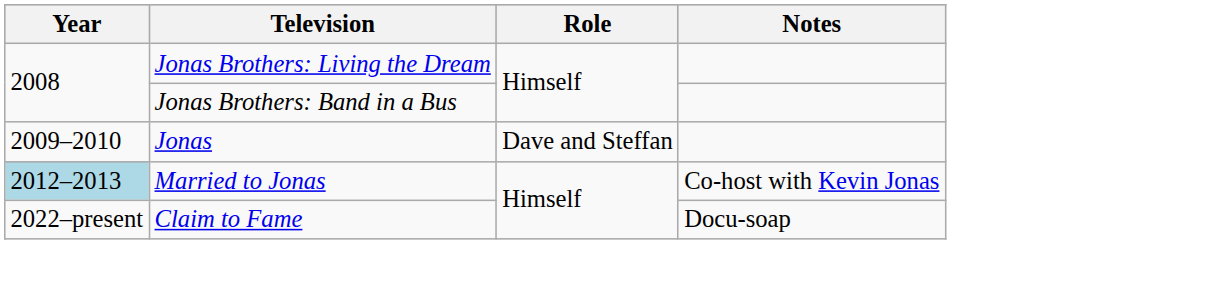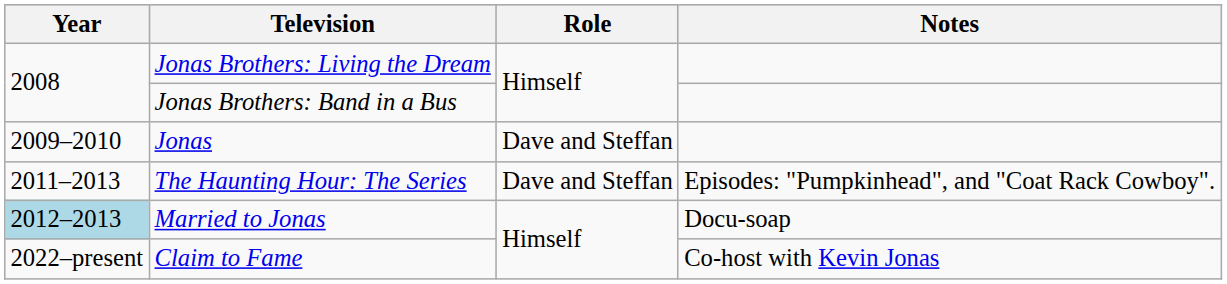+ row: (311, 180)
(812, 180) Co-host with Kevin Jonas -> (737, 219) Docu-soap
(737, 219) Docu-soap -> (812, 258) Co-host with Kevin Jonas
